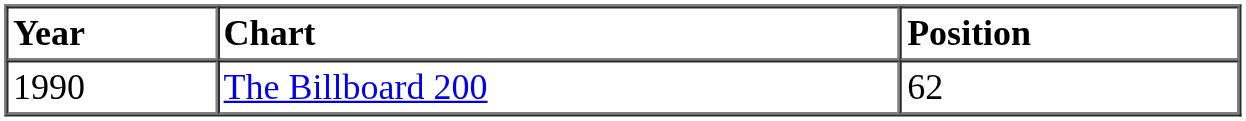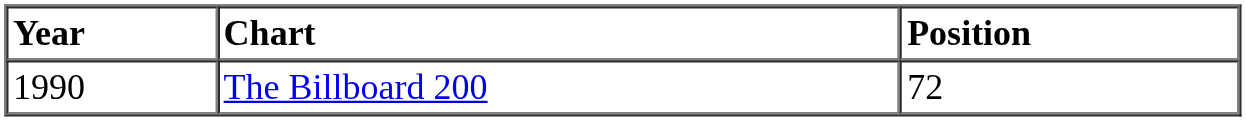(925, 86) 62 -> (925, 86) 72
